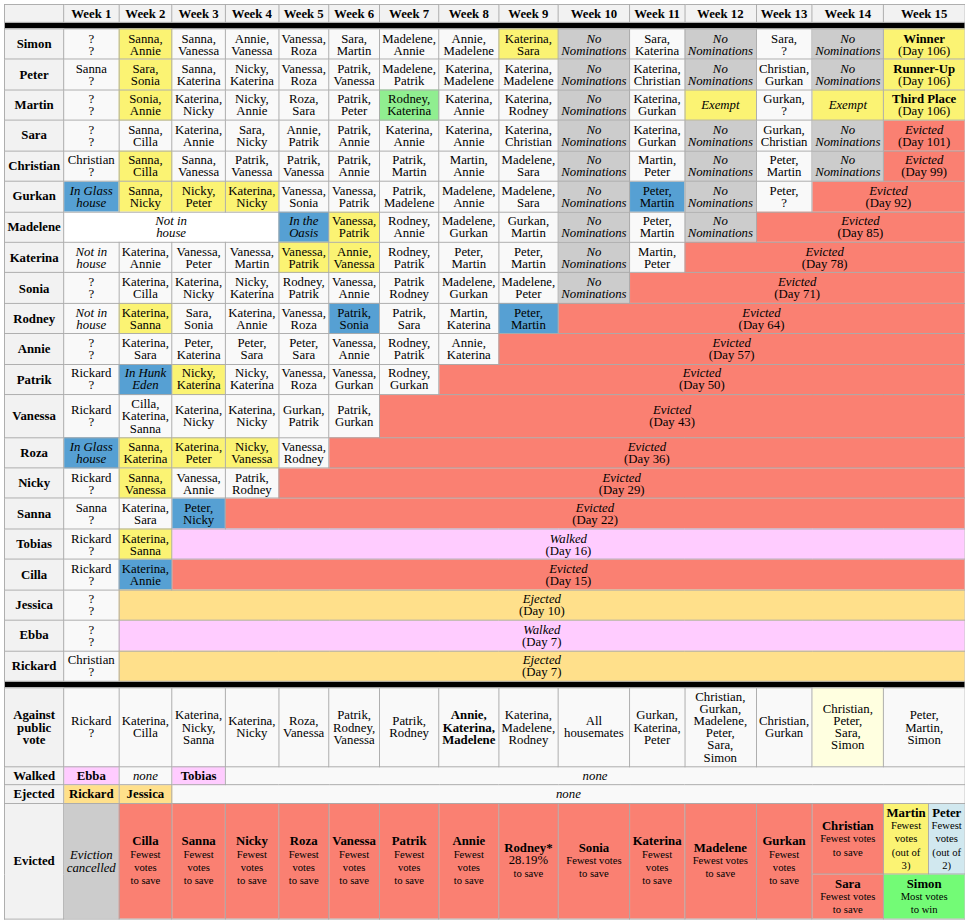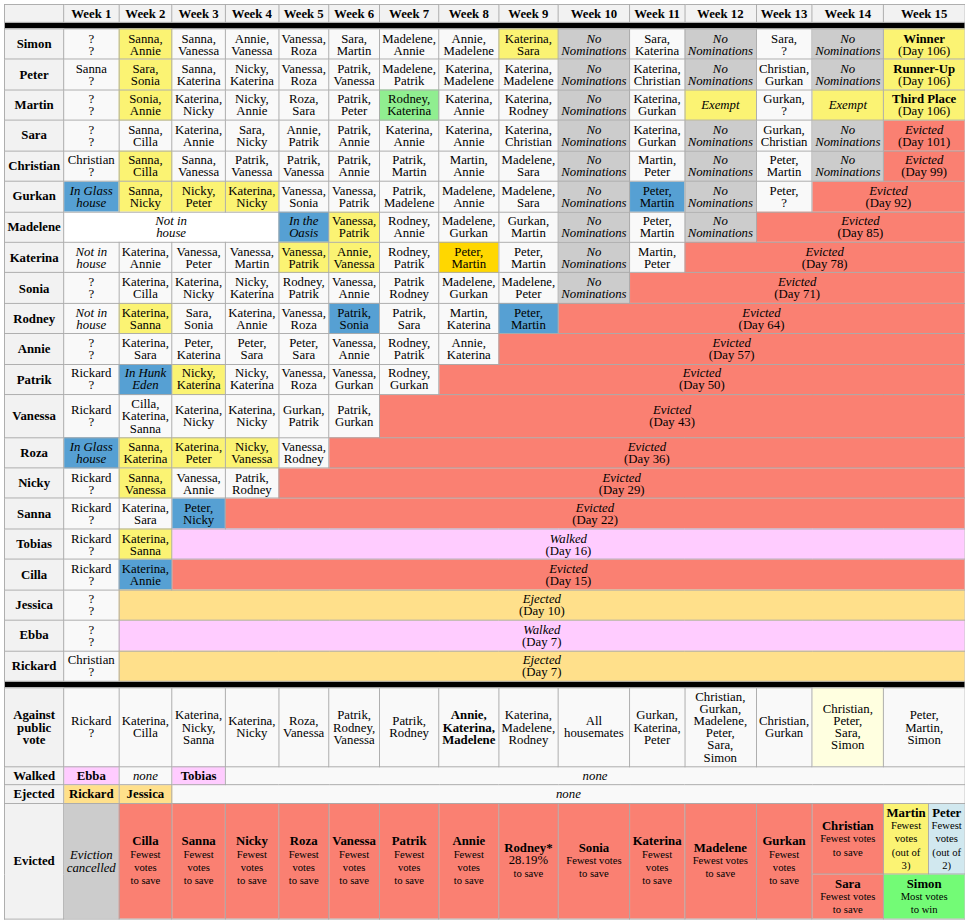(469, 257) no background -> (469, 257) gold background
(91, 513) Sanna ? -> (91, 513) Rickard ?
